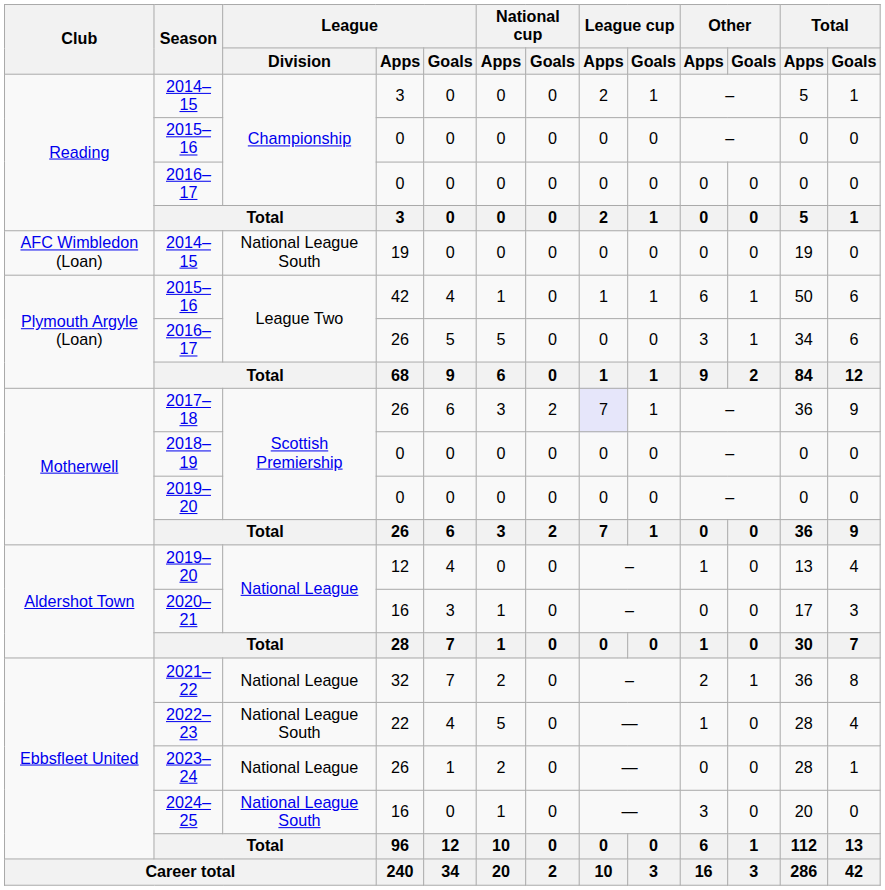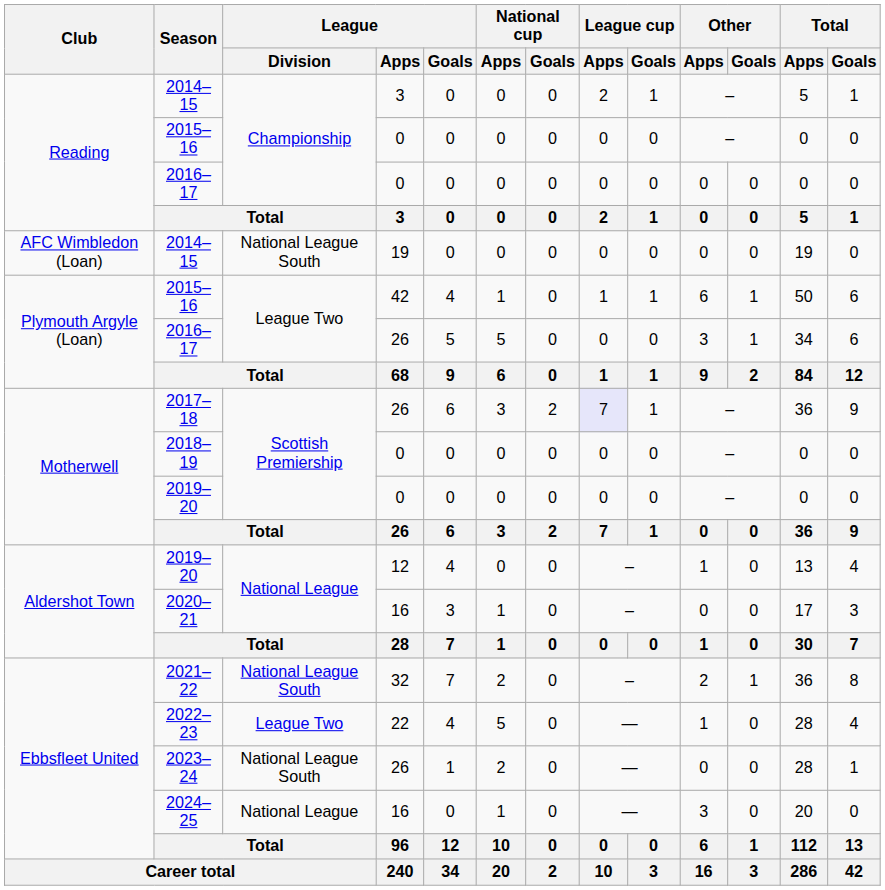(299, 680) National League -> (299, 680) National League South
(299, 724) National League South -> (299, 724) League Two
(299, 767) National League -> (299, 767) National League South
(299, 811) National League South -> (299, 811) National League
